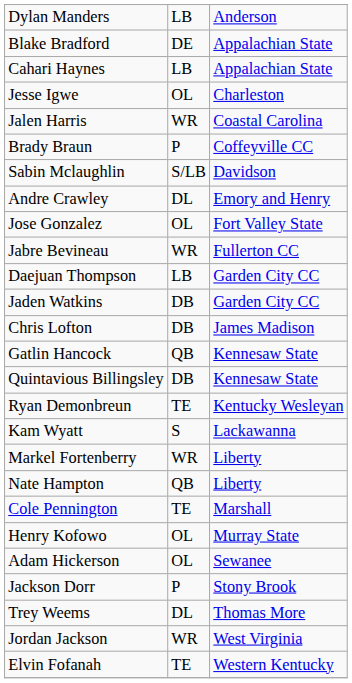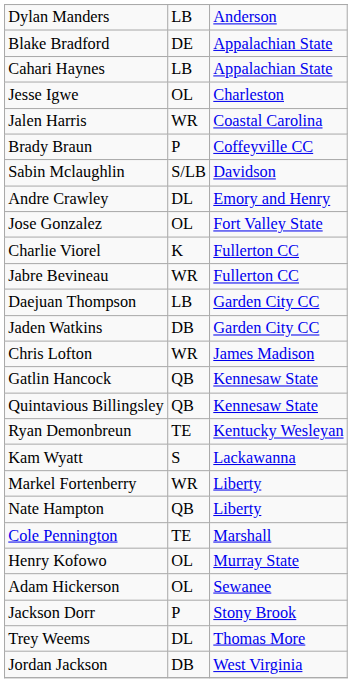+ row: (55, 250)
(183, 328) DB -> (184, 353) WR
(183, 379) DB -> (183, 405) QB
(184, 638) WR -> (183, 664) DB
- row: (55, 664)
